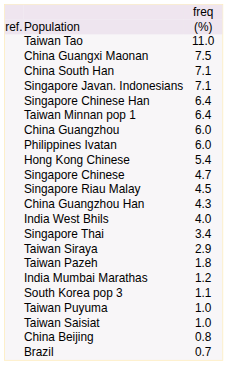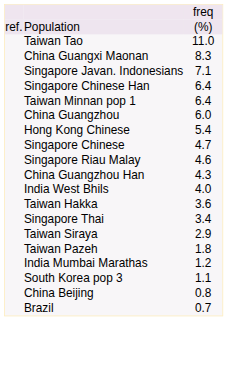(203, 56) 7.5 -> (203, 56) 8.3
- row: (69, 71)
- row: (70, 145)
(203, 189) 4.5 -> (203, 160) 4.6
+ row: (61, 204)
- row: (66, 308)
- row: (62, 323)
